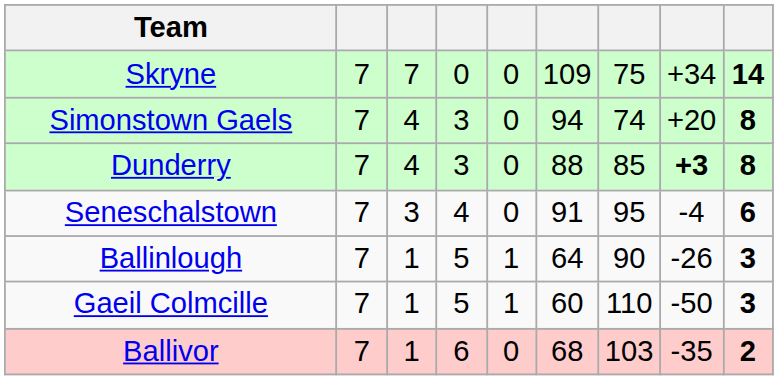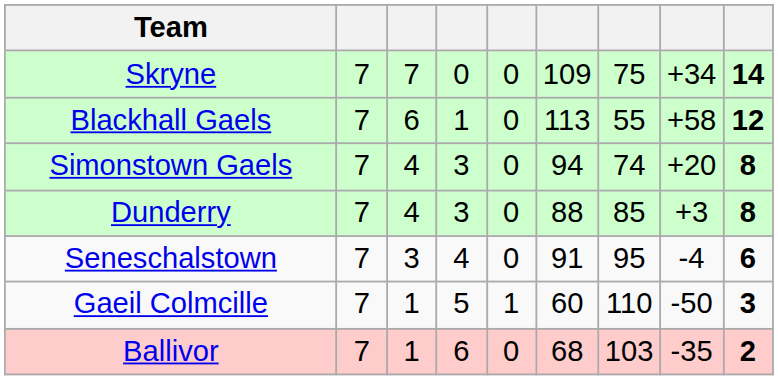+ row: (171, 119)
(692, 166) bold -> (692, 212) normal
- row: (171, 258)
